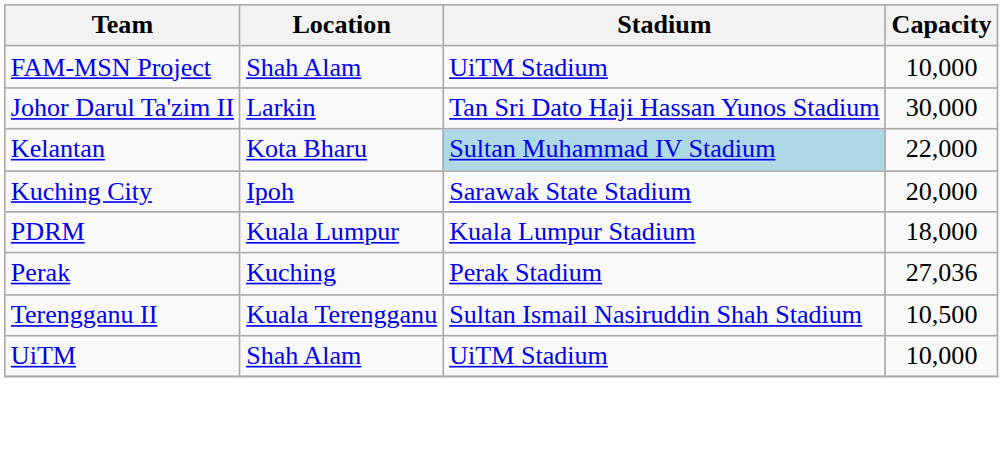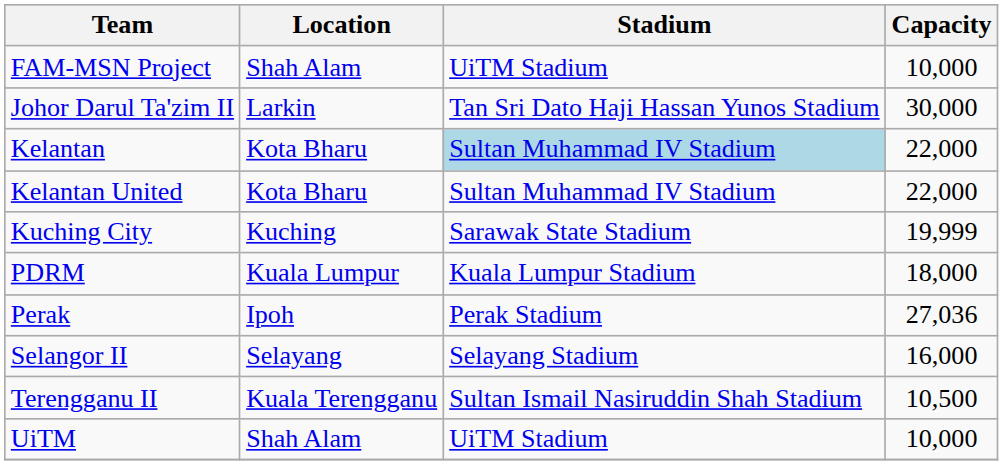+ row: (97, 190)
(270, 190) Ipoh -> (291, 231) Kuching
(942, 190) 20,000 -> (942, 231) 19,999
(291, 273) Kuching -> (270, 314) Ipoh
+ row: (69, 356)
